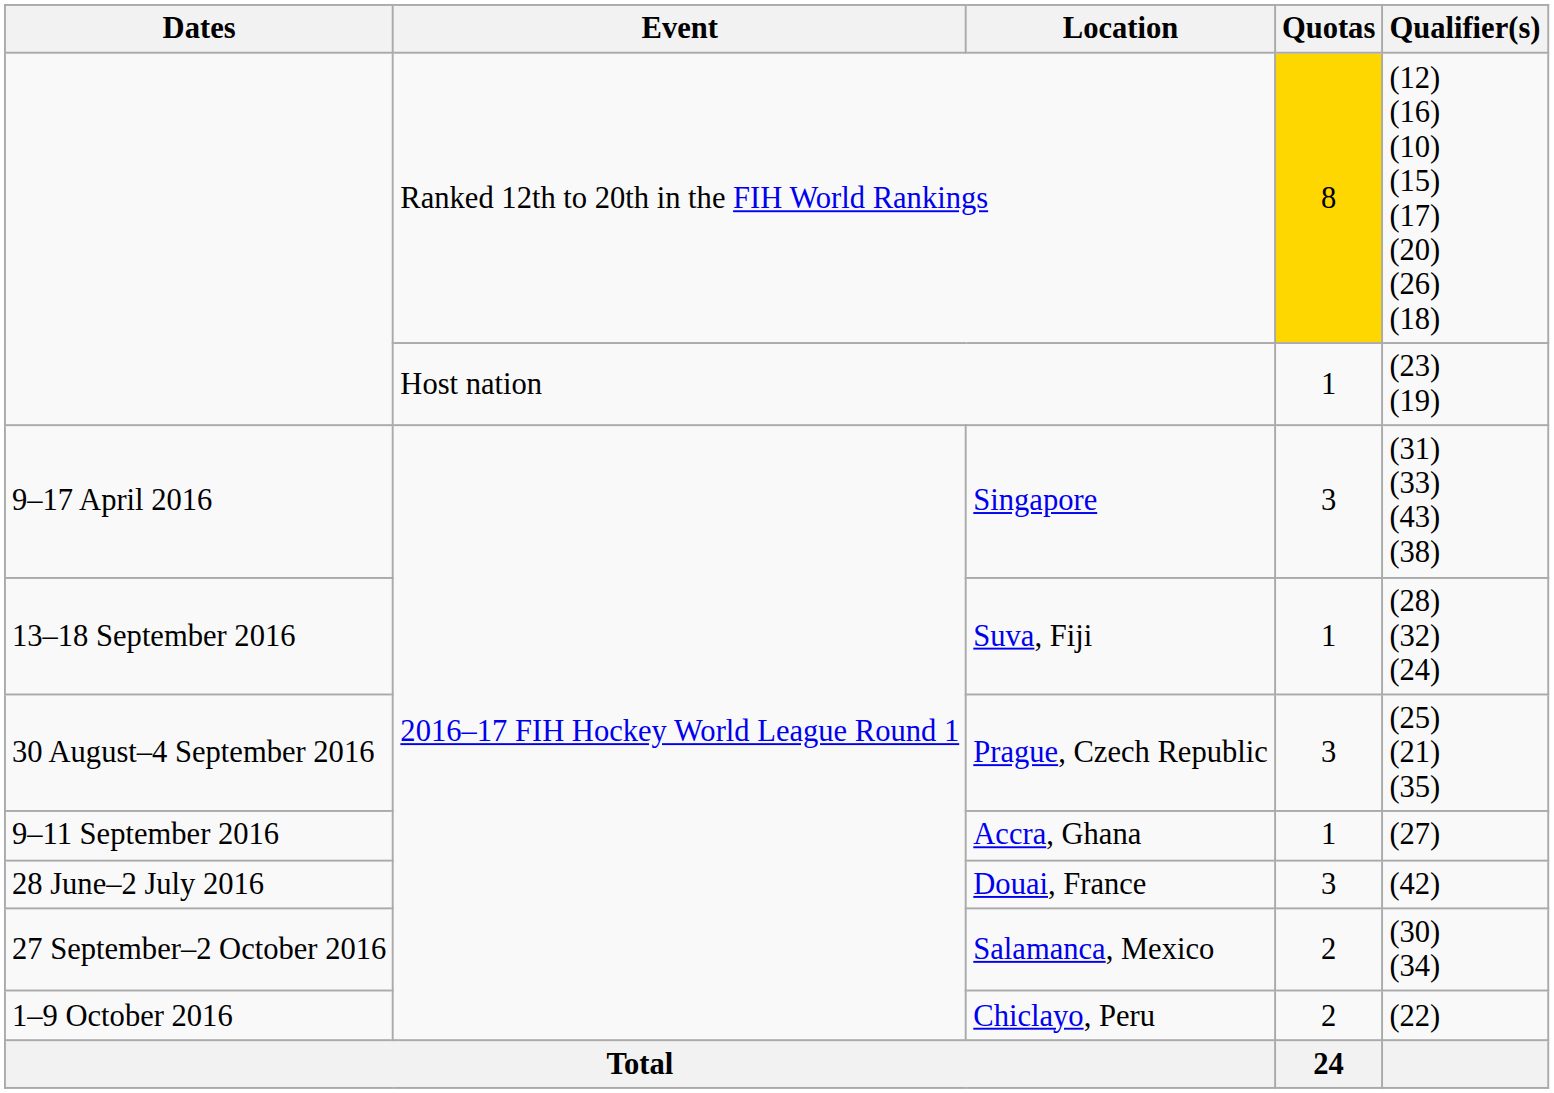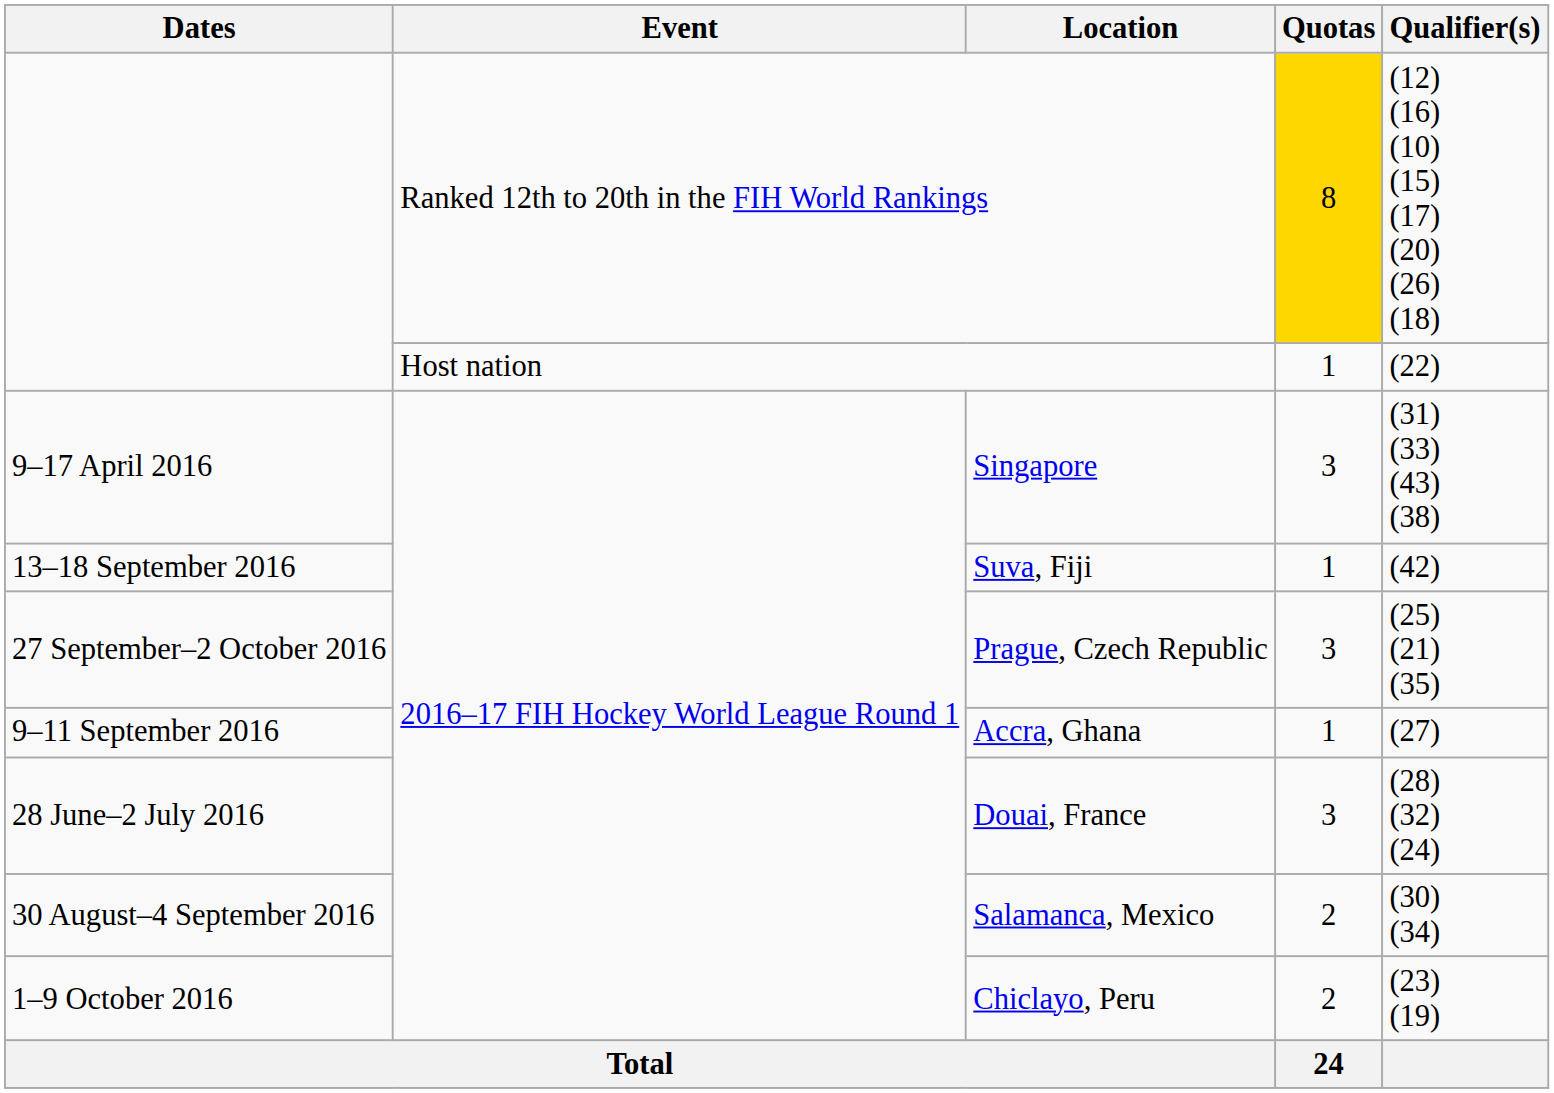(1415, 383) (23) (19) -> (1415, 366) (22)
(1415, 635) (28) (32) (24) -> (1415, 566) (42)
(193, 752) 30 August–4 September 2016 -> (199, 649) 27 September–2 October 2016
(1415, 883) (42) -> (1415, 814) (28) (32) (24)
(199, 949) 27 September–2 October 2016 -> (193, 914) 30 August–4 September 2016
(1415, 1015) (22) -> (1415, 997) (23) (19)
